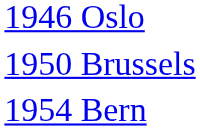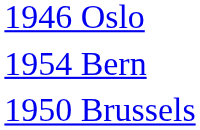rows swapped: (100, 63) <-> (75, 110)
